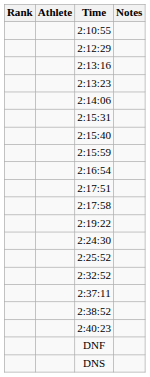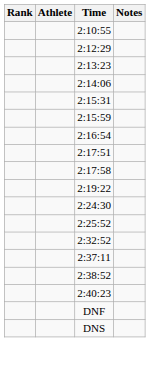- row: (94, 65)
- row: (94, 135)
